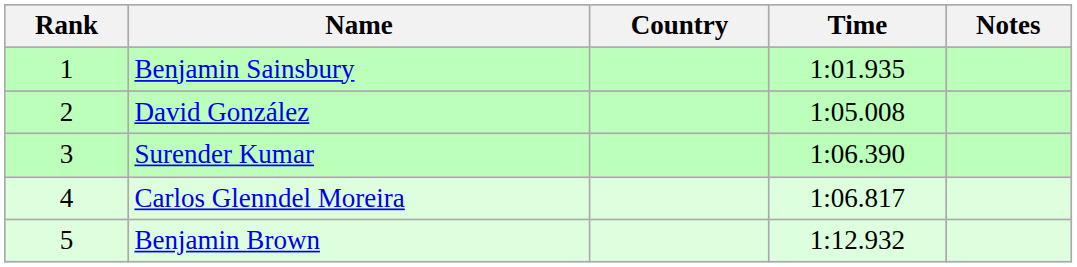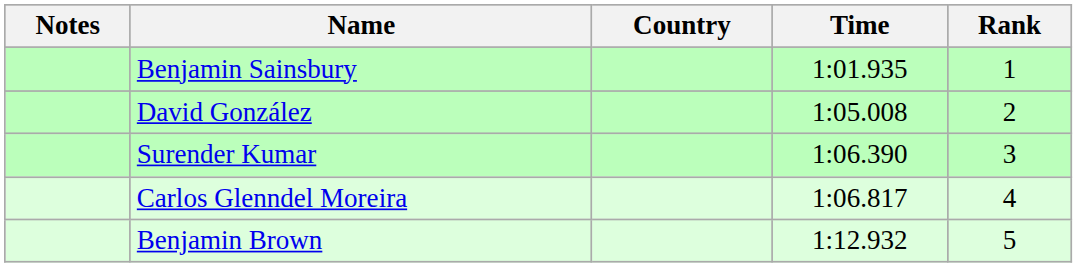columns swapped: (67, 25) <-> (1008, 25)
